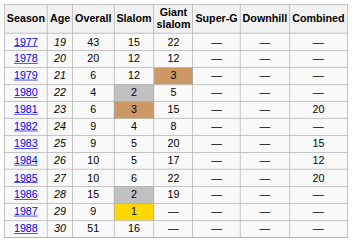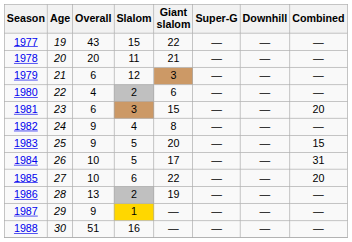(134, 59) 12 -> (134, 59) 11
(173, 59) 12 -> (173, 59) 21
(173, 93) 5 -> (173, 93) 6
(318, 161) 12 -> (318, 161) 31
(93, 195) 15 -> (93, 195) 13
